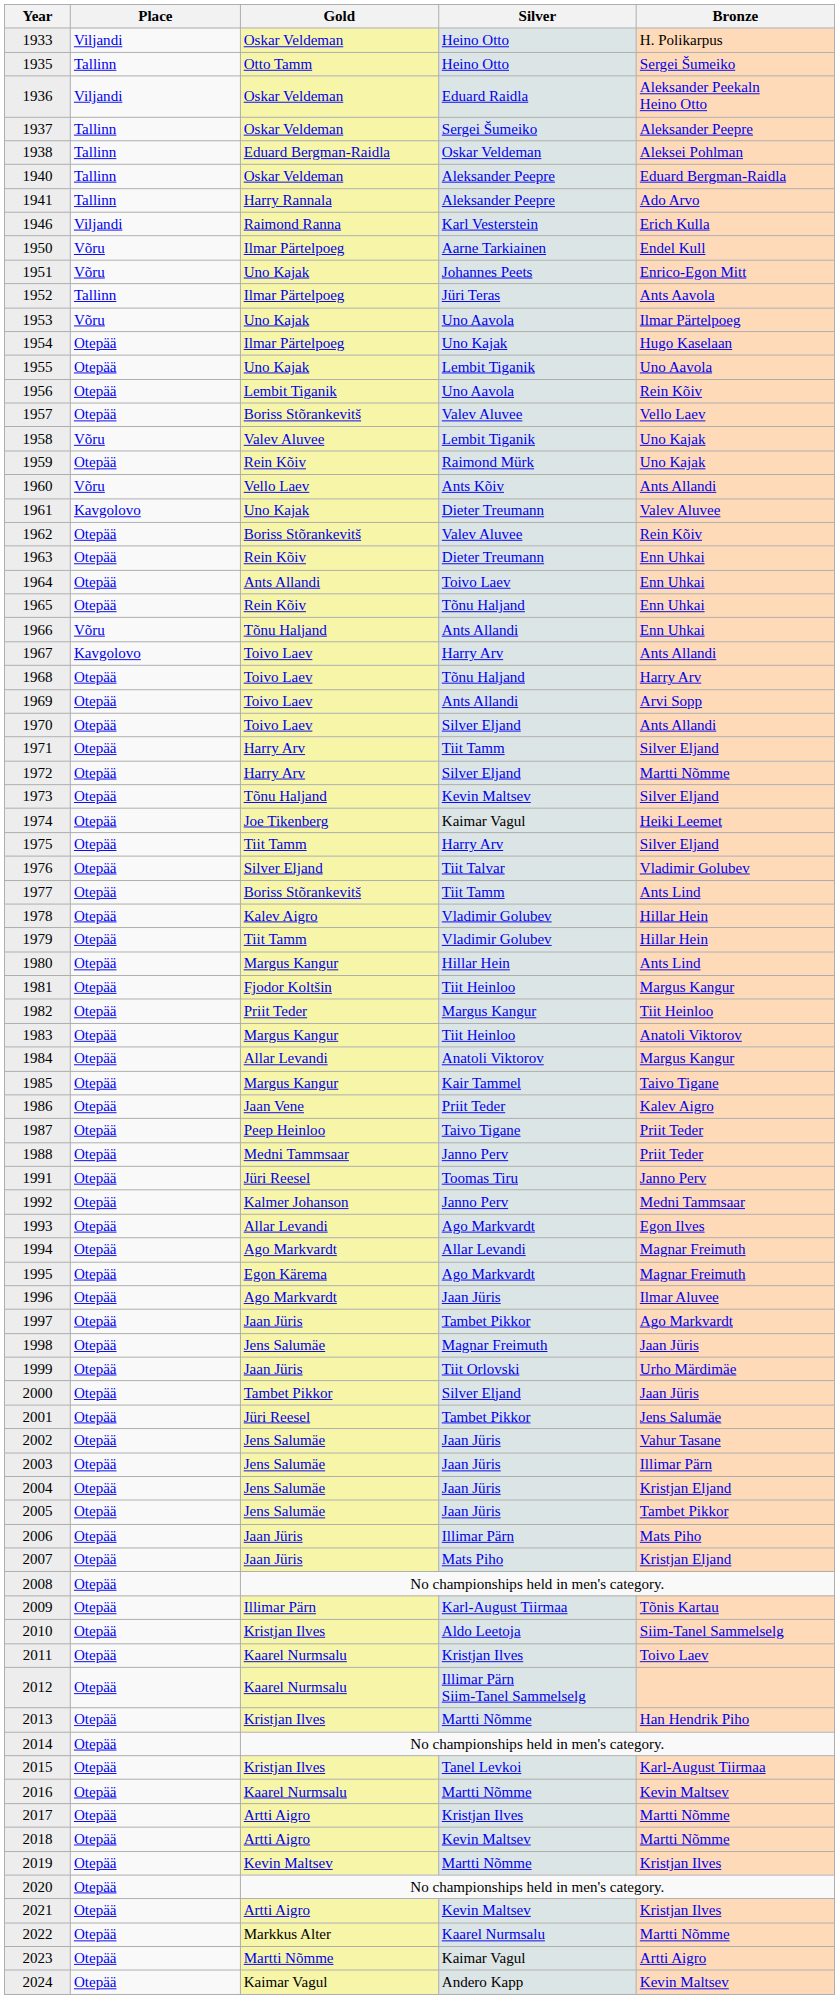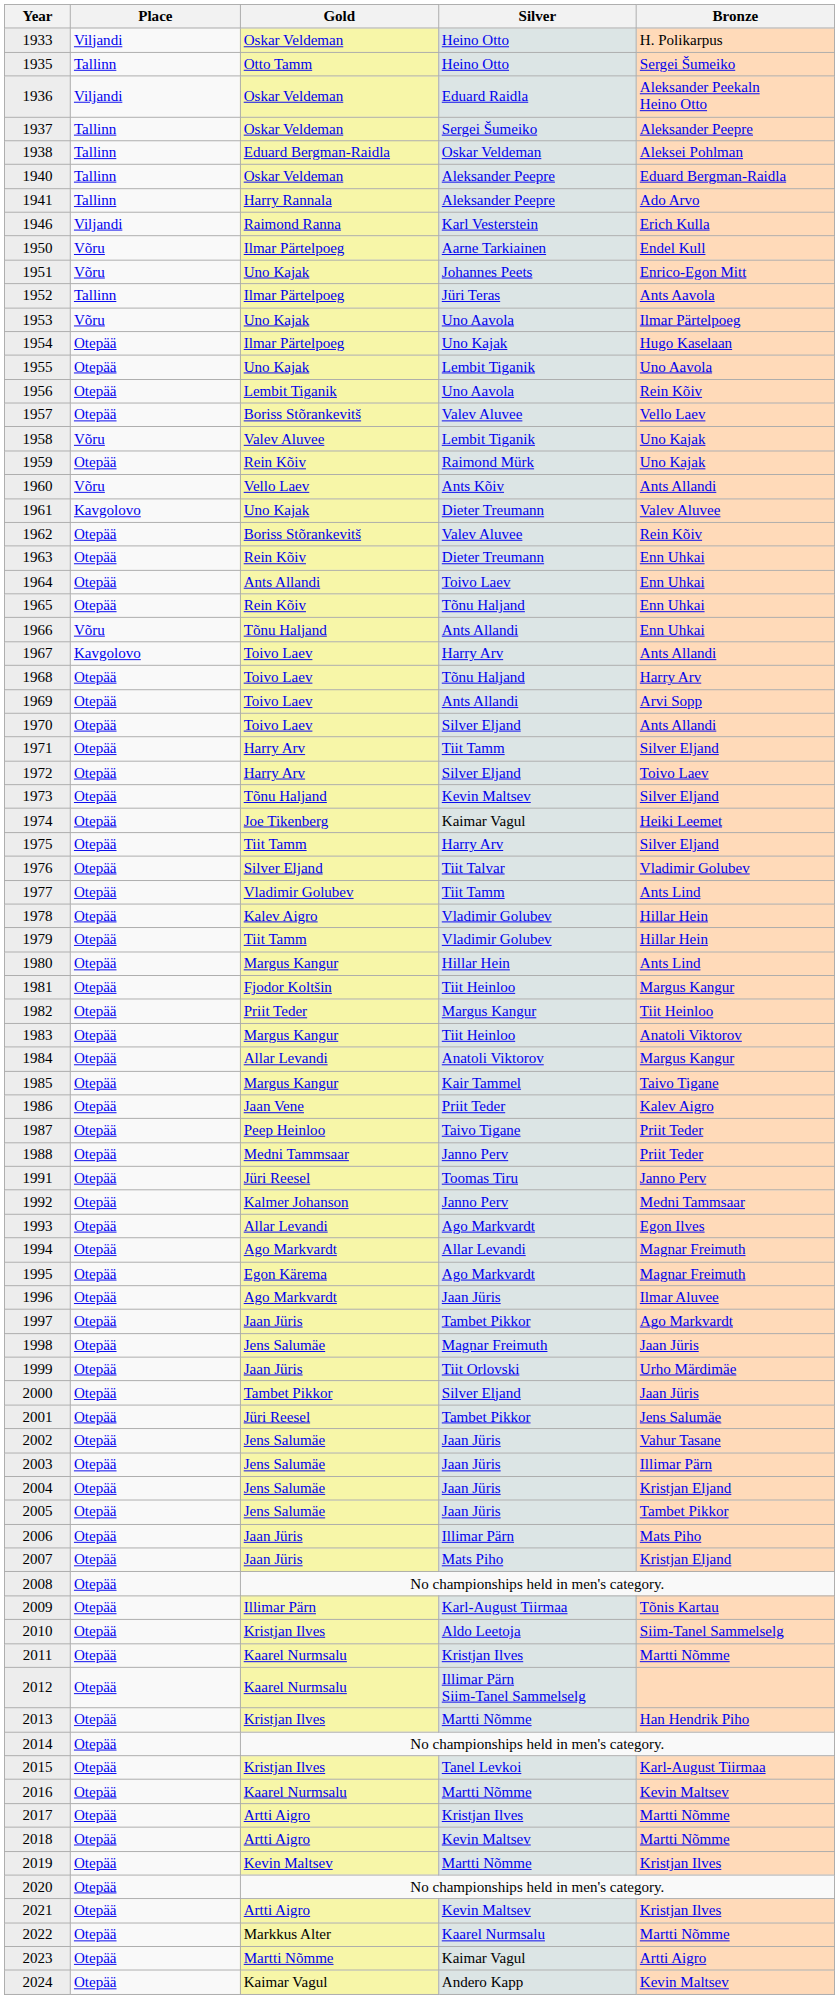(685, 772) Martti Nõmme -> (674, 772) Toivo Laev
(302, 892) Boriss Stõrankevitš -> (299, 892) Vladimir Golubev
(674, 1655) Toivo Laev -> (685, 1655) Martti Nõmme
